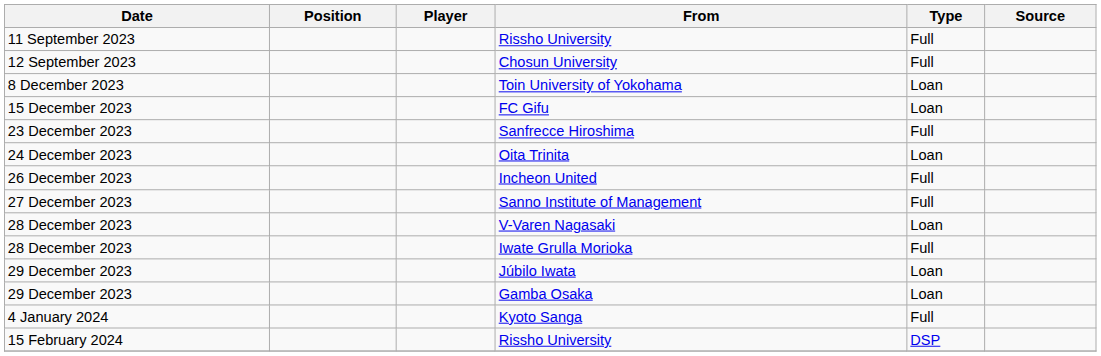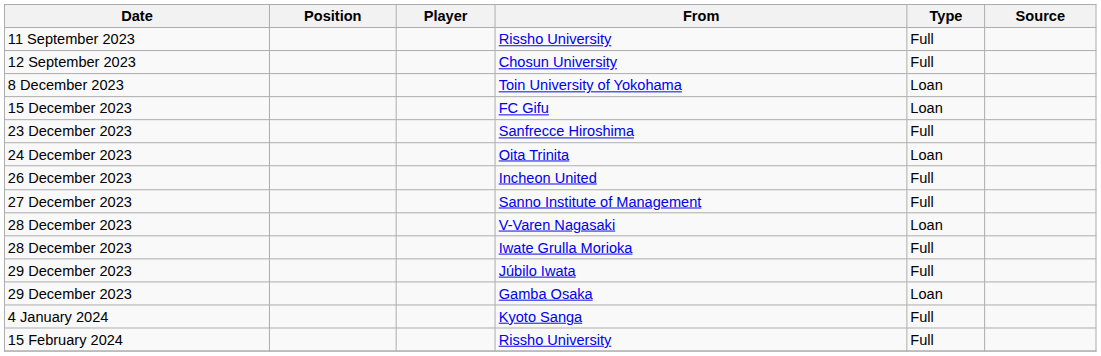(927, 270) Loan -> (922, 270) Full
(925, 340) DSP -> (922, 340) Full
